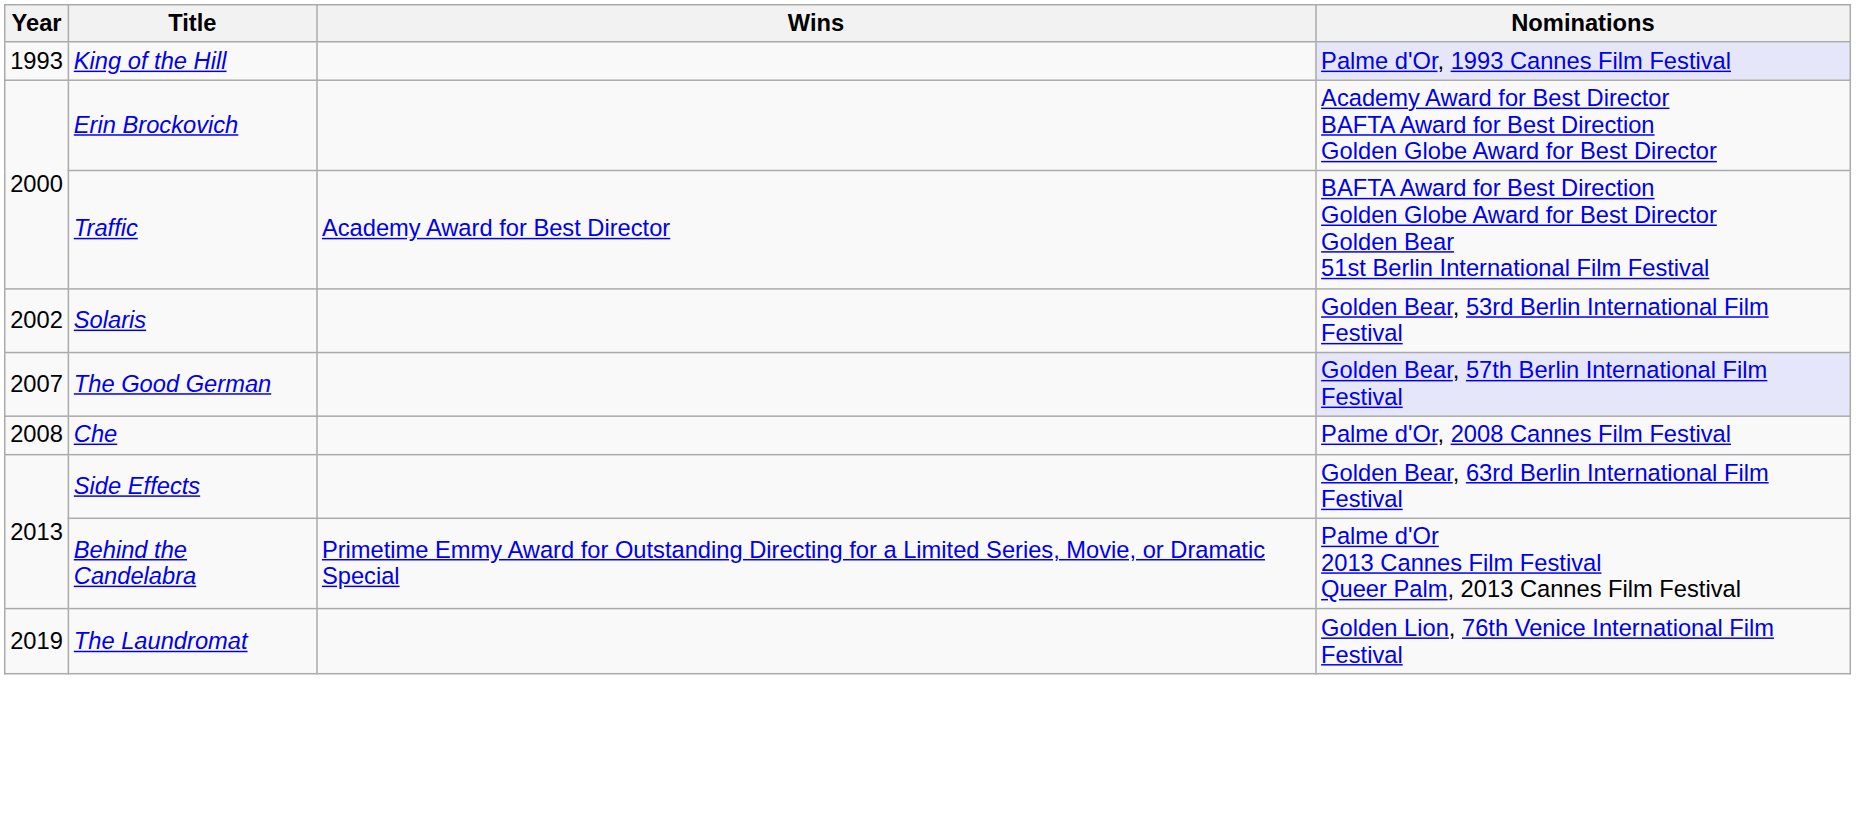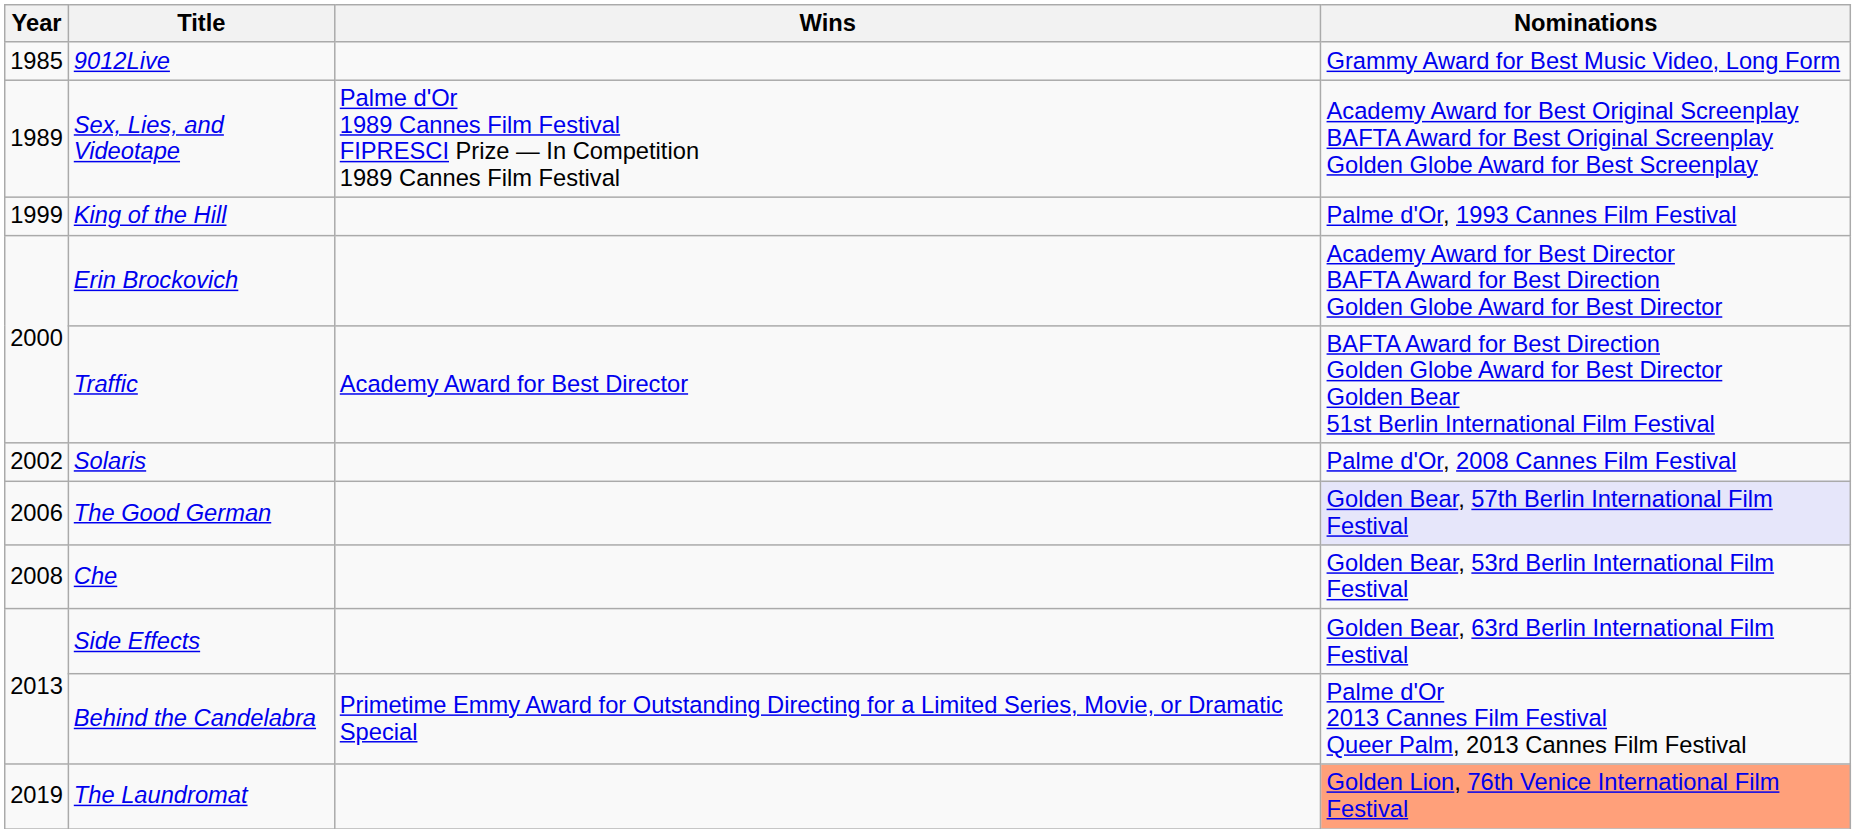+ row: (122, 60)
+ row: (149, 138)
(37, 60) 1993 -> (37, 215) 1999
(1526, 60) lavender background -> (1532, 215) no background
(1545, 320) Golden Bear, 53rd Berlin International Film Festival -> (1532, 461) Palme d'Or, 2008 Cannes Film Festival
(37, 384) 2007 -> (37, 512) 2006
(1526, 435) Palme d'Or, 2008 Cannes Film Festival -> (1550, 576) Golden Bear, 53rd Berlin International Film Festival
(1548, 640) no background -> (1553, 796) lightsalmon background
